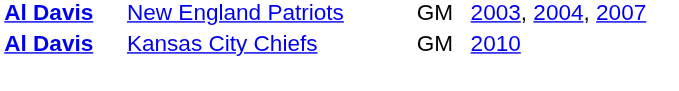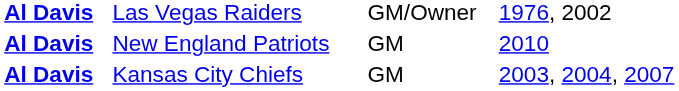+ row: (207, 12)
(558, 12) 2003, 2004, 2007 -> (524, 43) 2010
(496, 43) 2010 -> (587, 74) 2003, 2004, 2007
